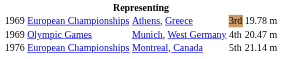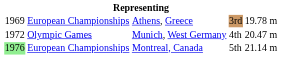(15, 34) 1969 -> (15, 34) 1972
(15, 48) no background -> (15, 48) lightgreen background
